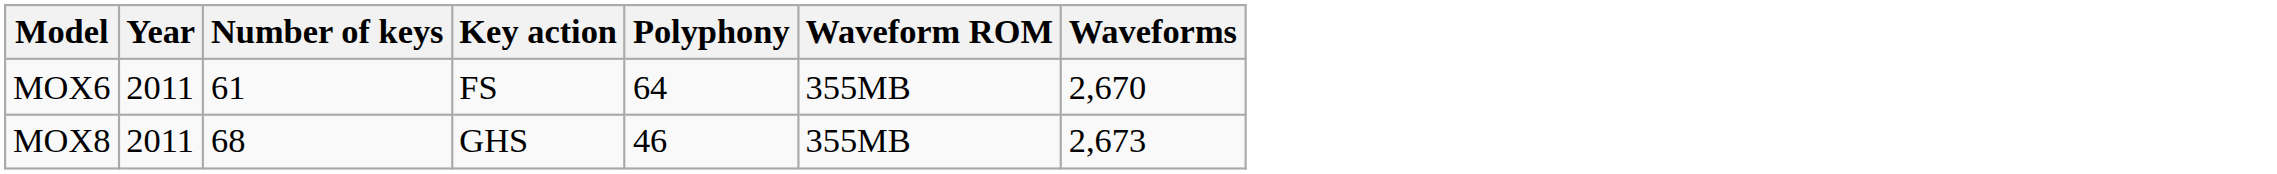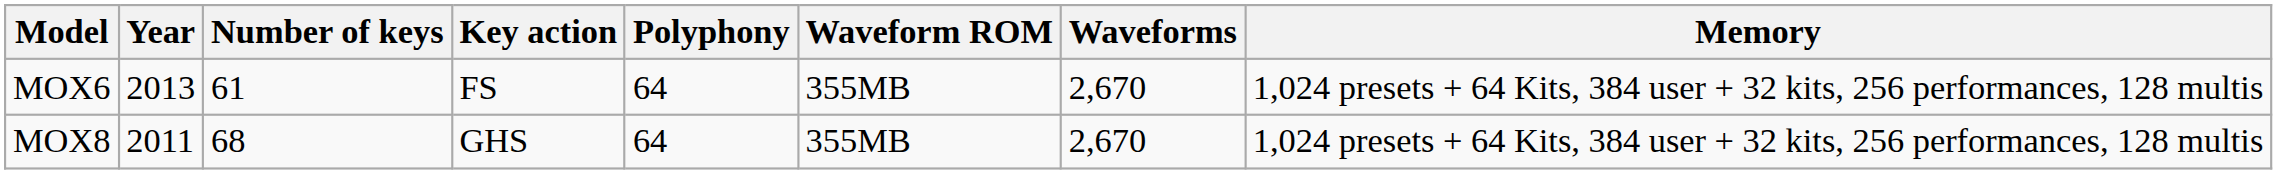+ column: (1758, 31)
(160, 86) 2011 -> (161, 86) 2013
(650, 140) 46 -> (650, 140) 64
(1107, 140) 2,673 -> (1108, 140) 2,670
